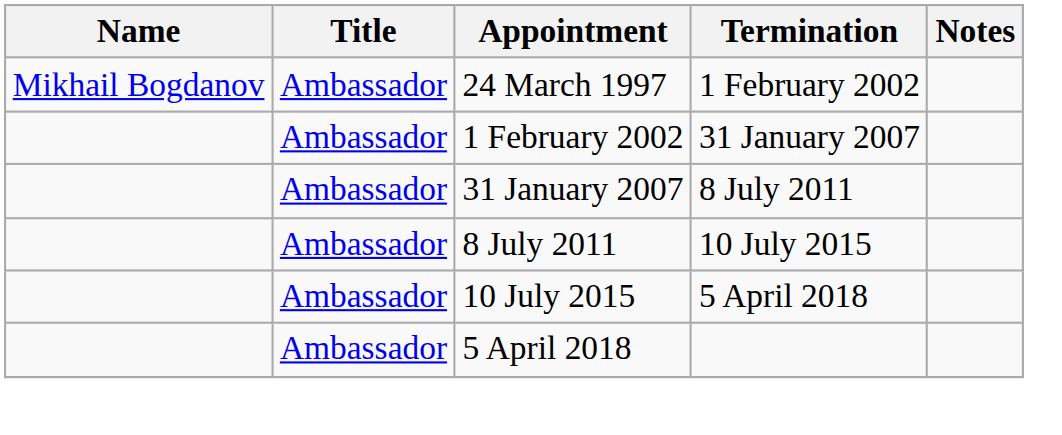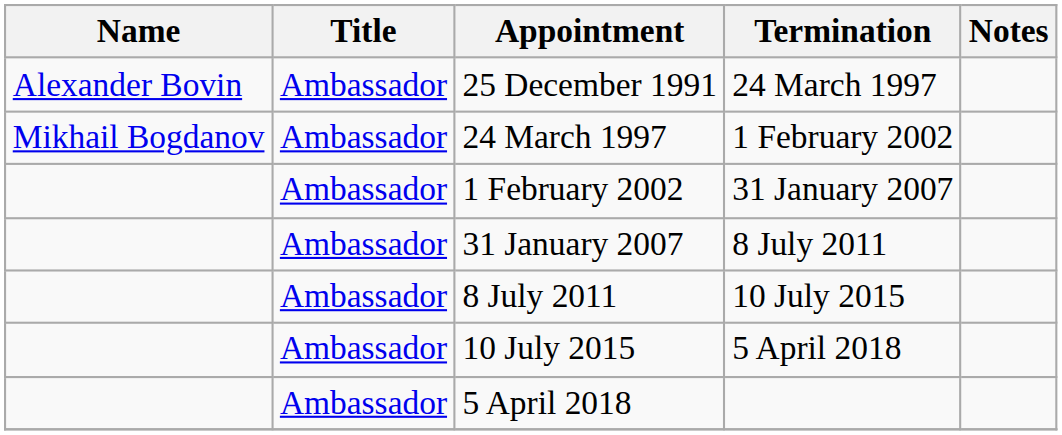+ row: (590, 84)
